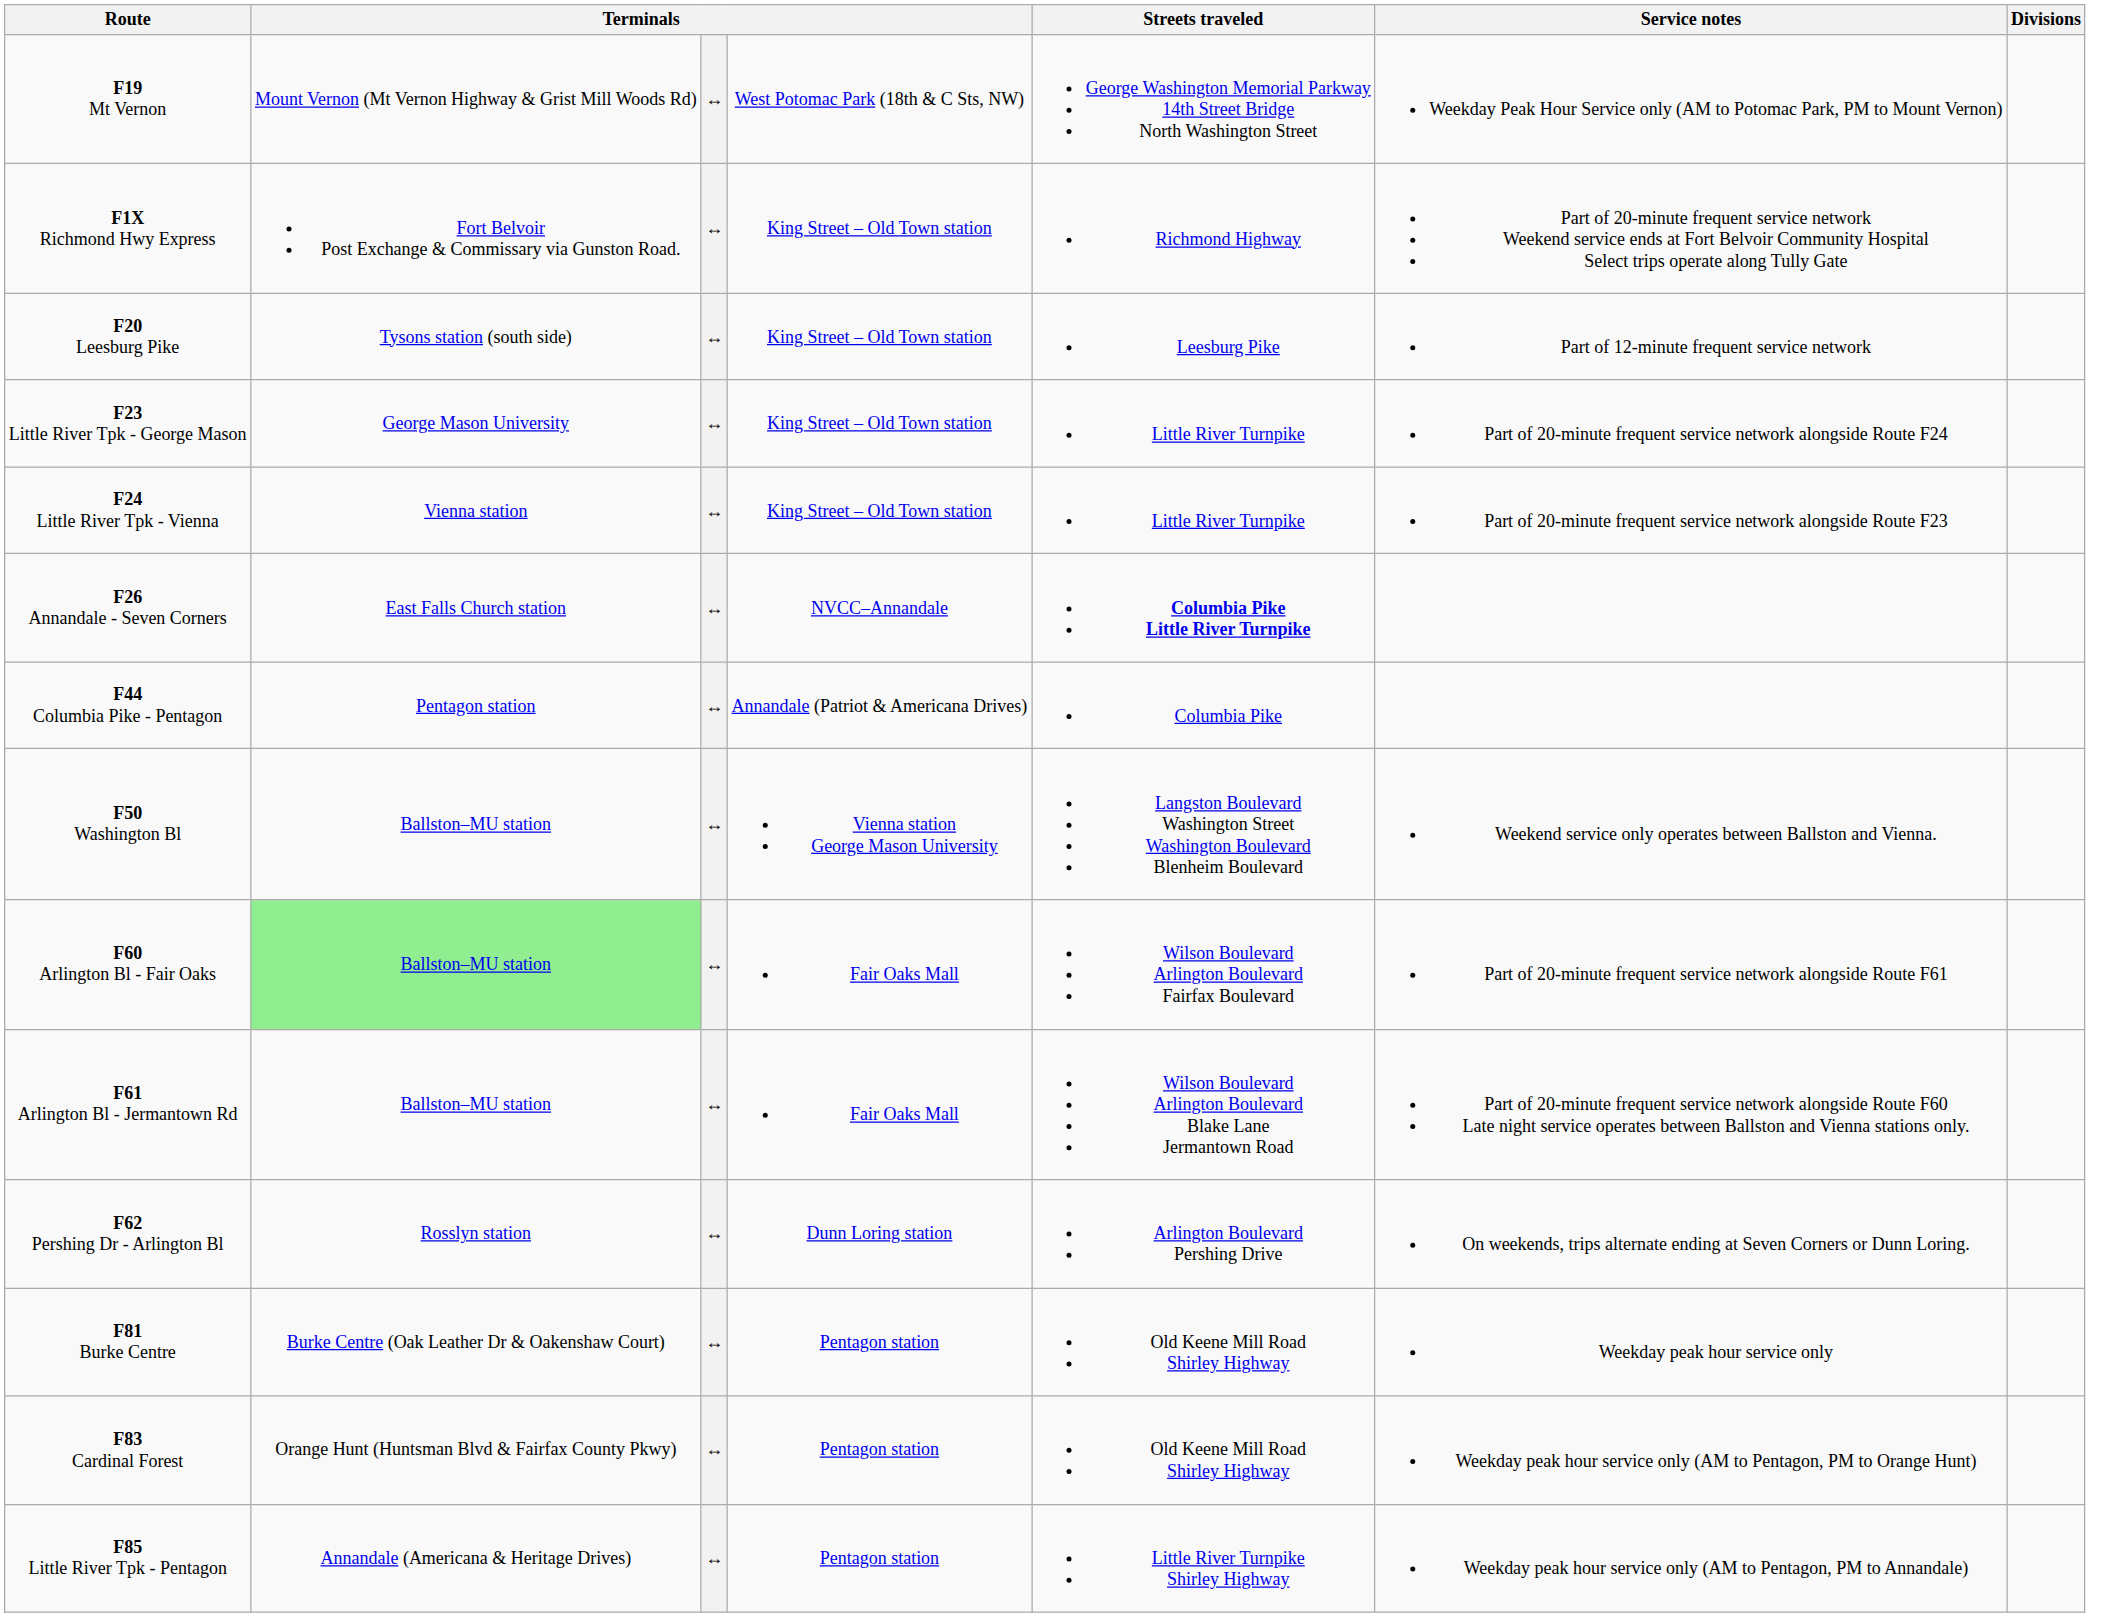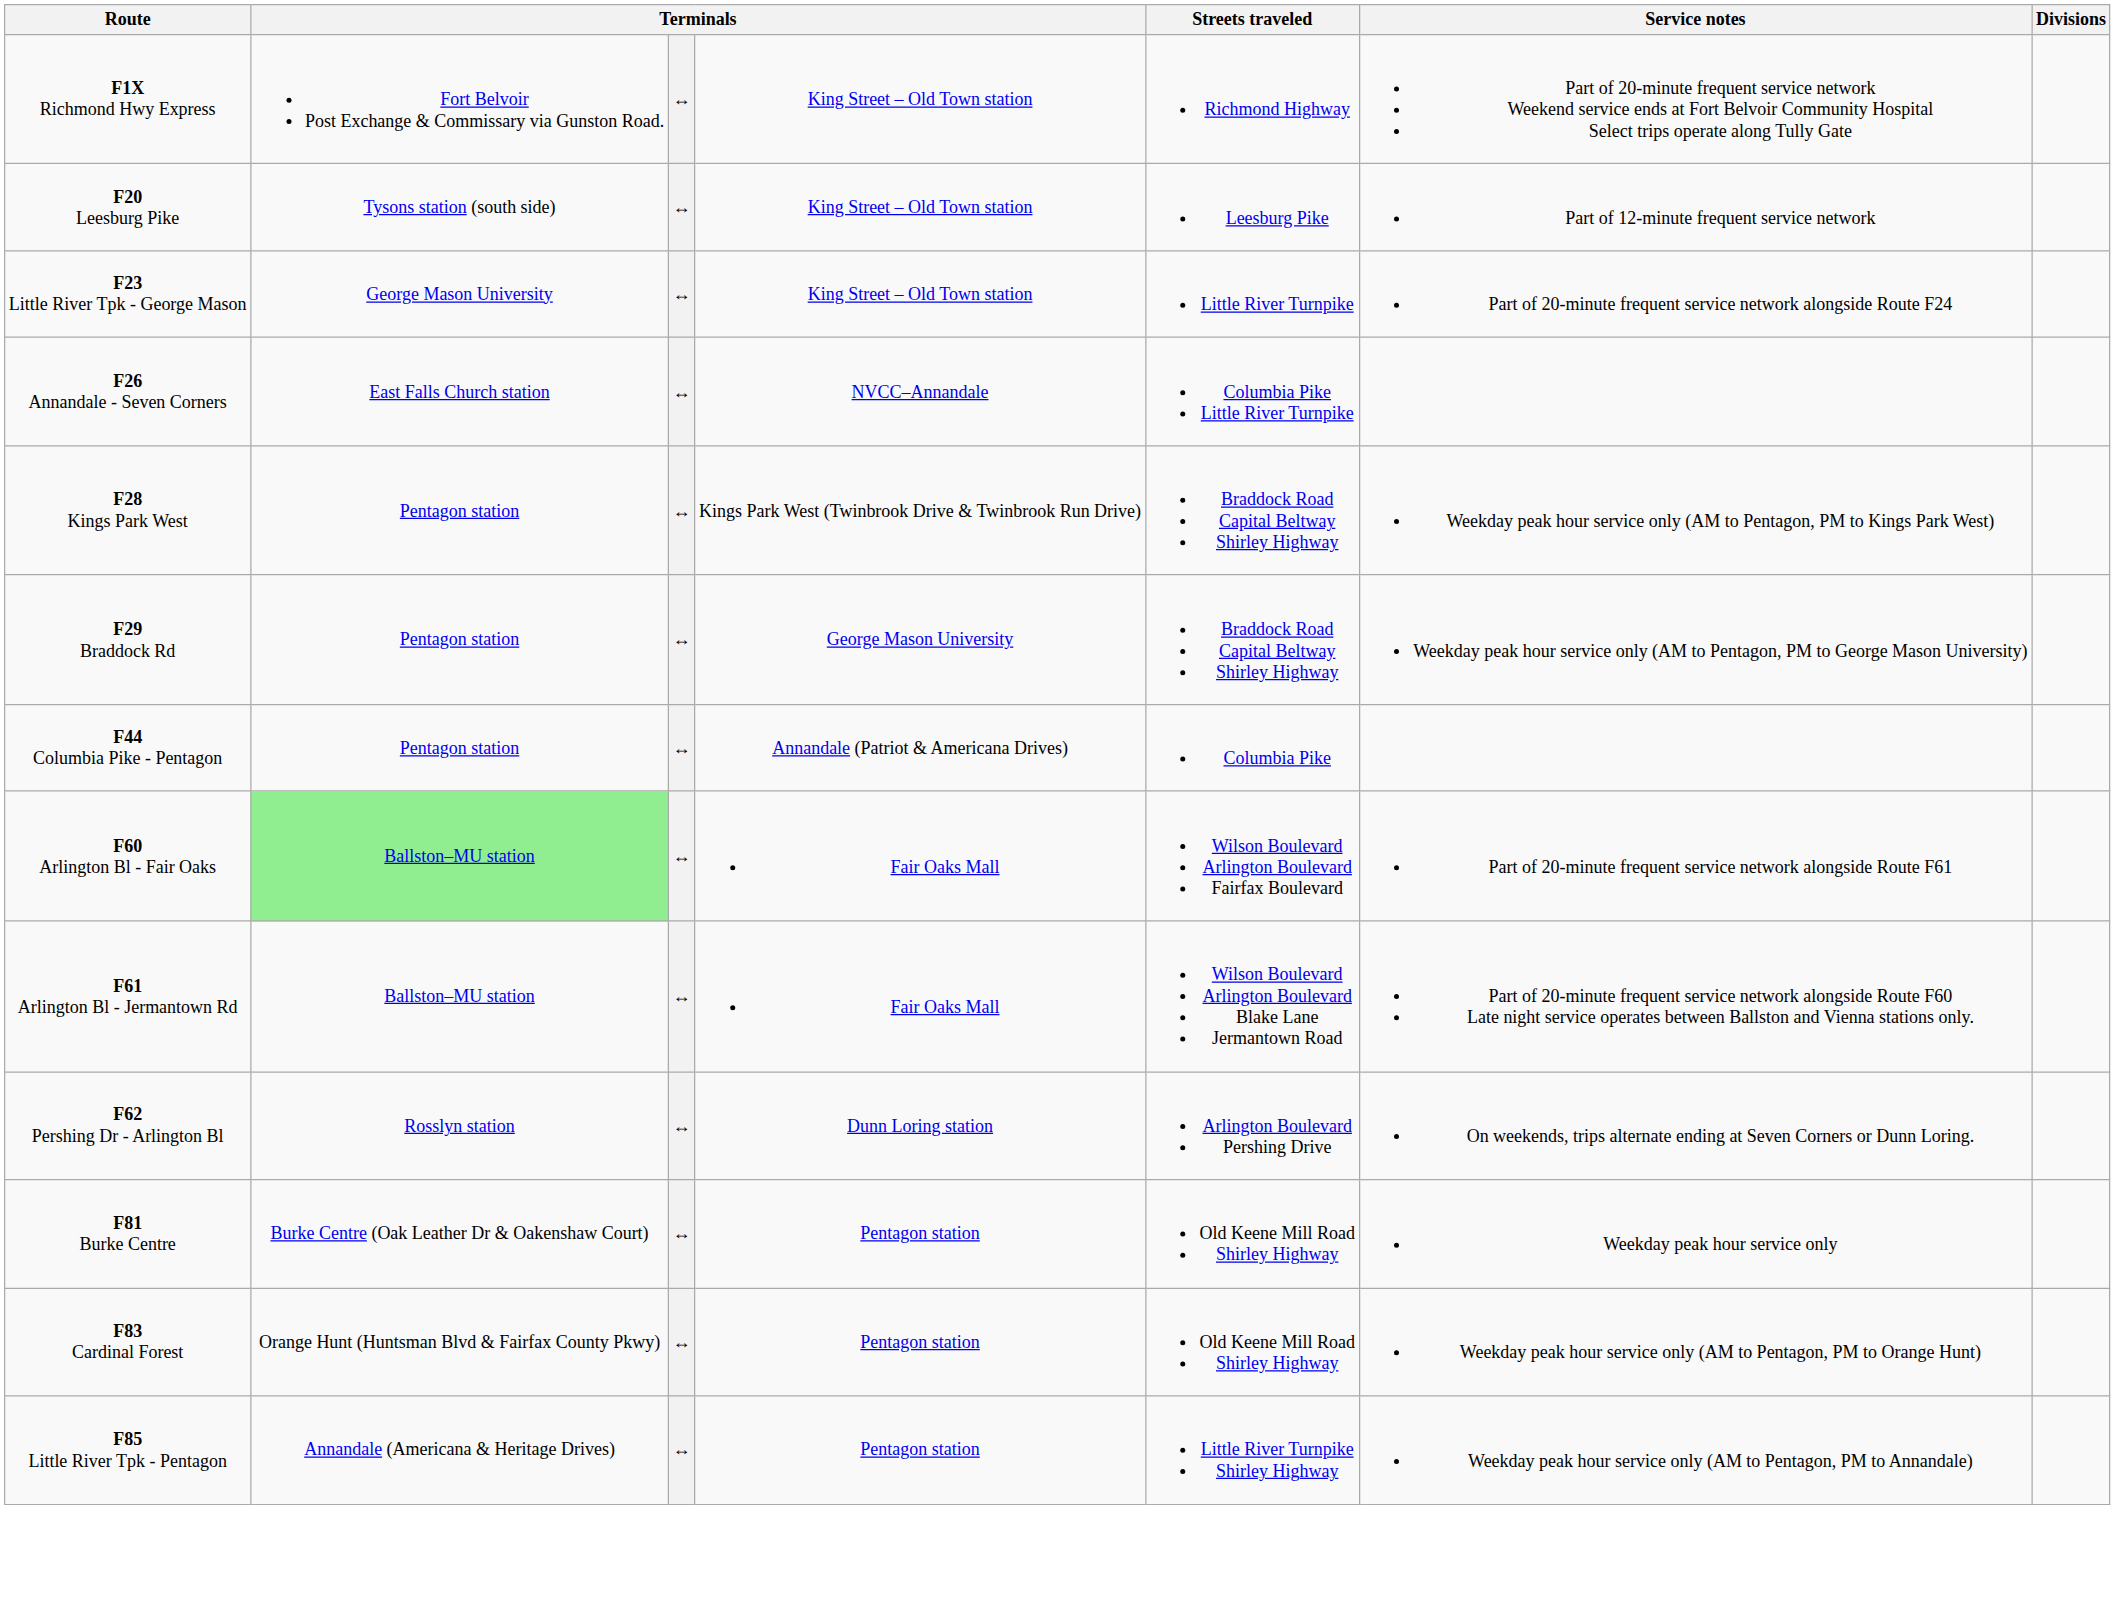- row: (128, 99)
- row: (128, 510)
(1203, 619) bold -> (1252, 403) normal
+ row: (128, 510)
+ row: (128, 640)
- row: (128, 824)
